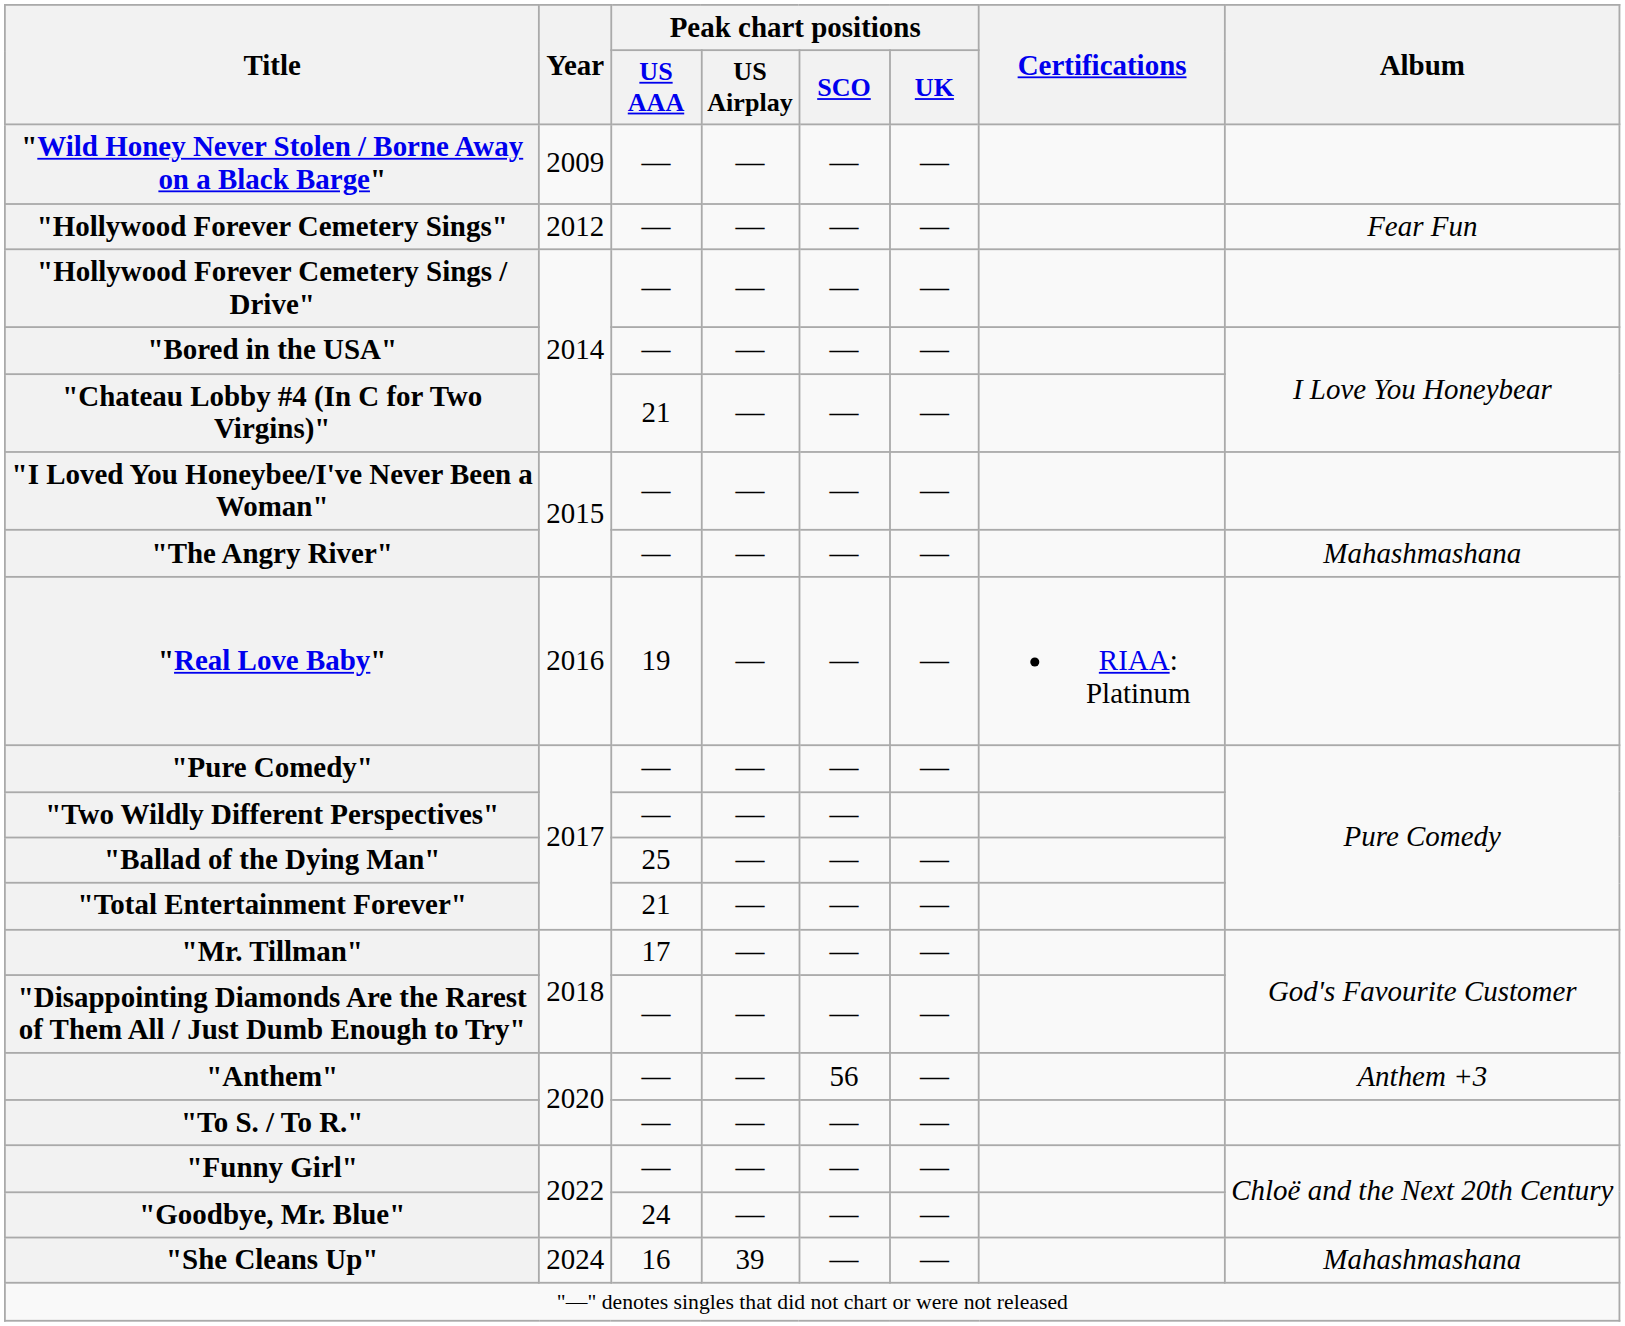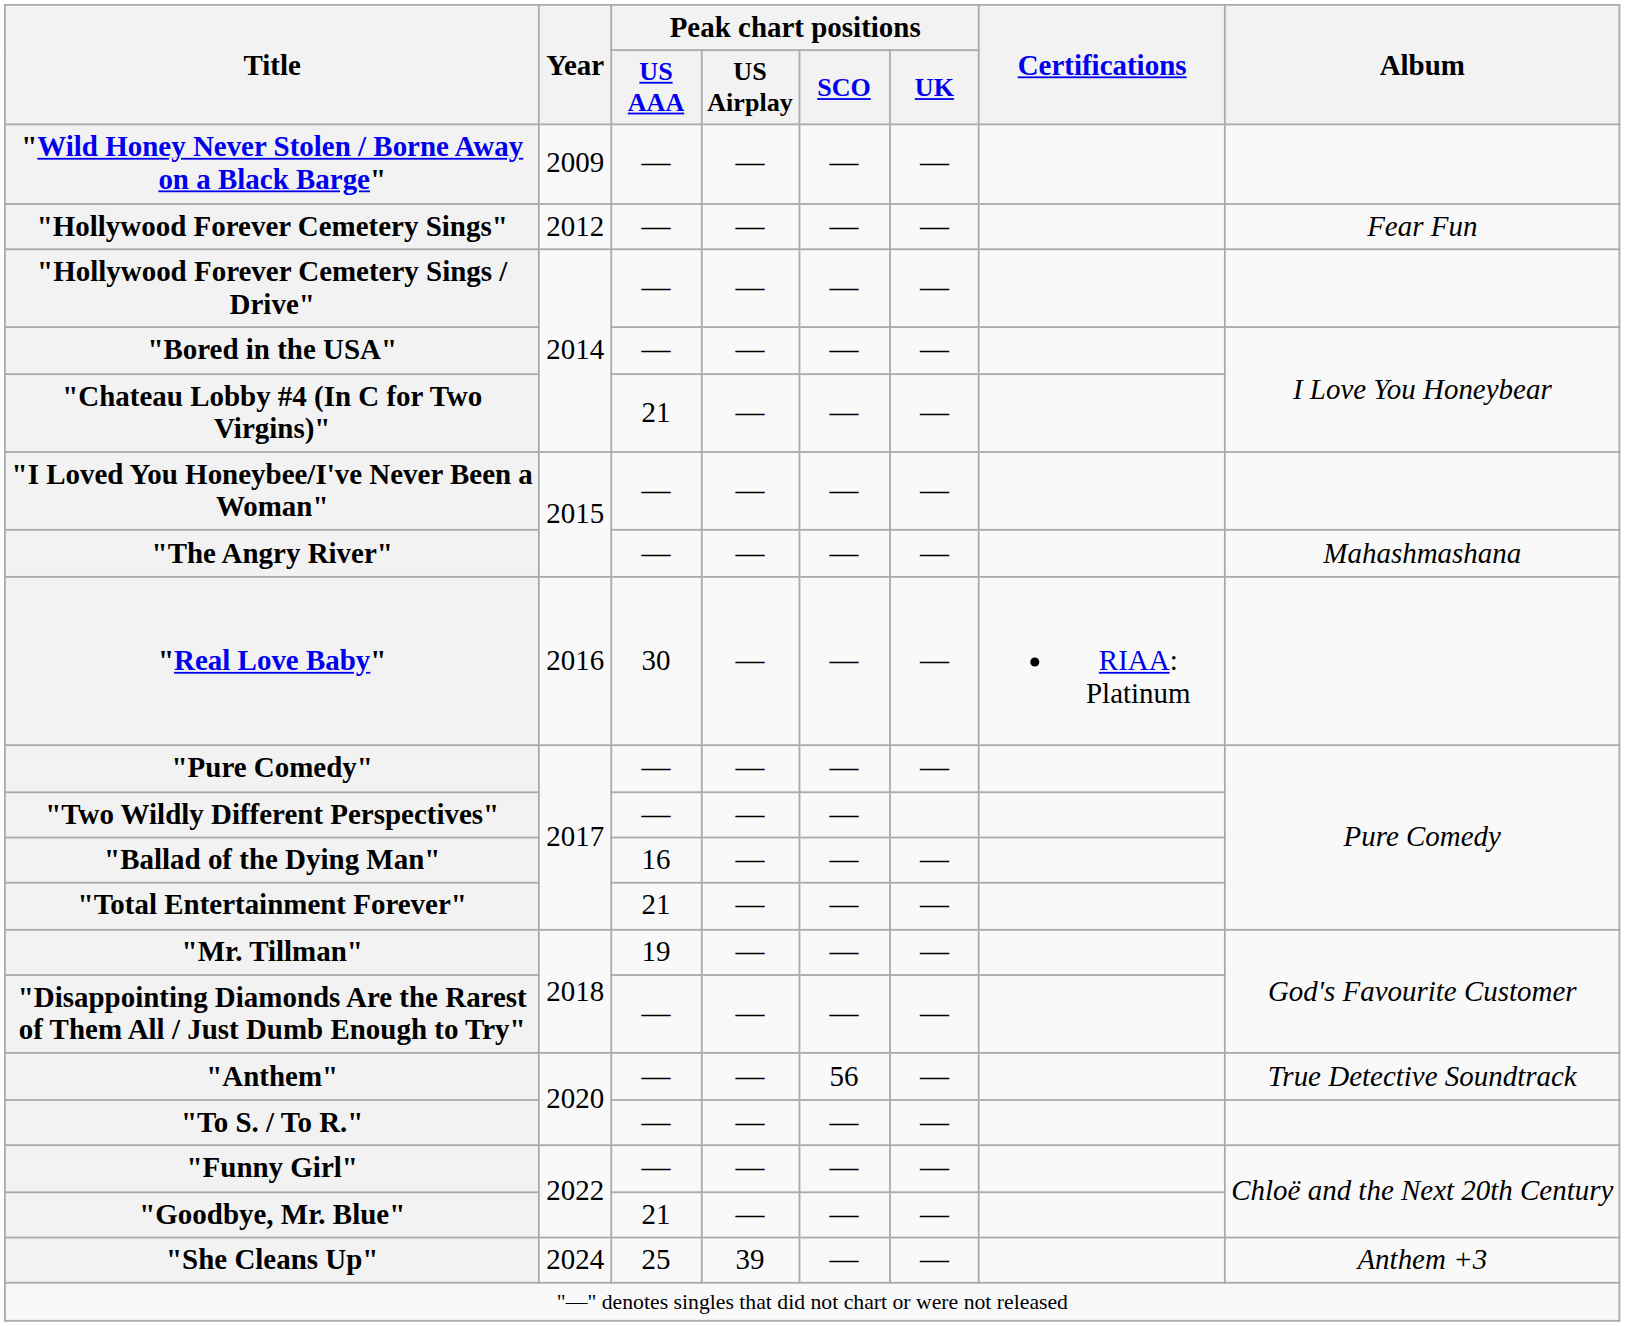(656, 660) 19 -> (656, 660) 30
(656, 859) 25 -> (656, 859) 16
(656, 951) 17 -> (656, 951) 19
(1422, 1076) Anthem +3 -> (1422, 1076) True Detective Soundtrack
(656, 1213) 24 -> (656, 1213) 21
(656, 1259) 16 -> (656, 1259) 25
(1422, 1259) Mahashmashana -> (1422, 1259) Anthem +3
